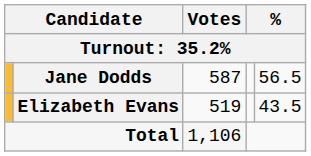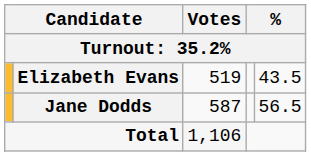rows swapped: (98, 78) <-> (98, 107)
